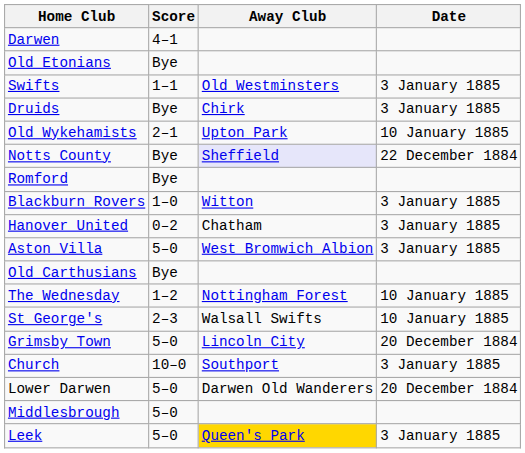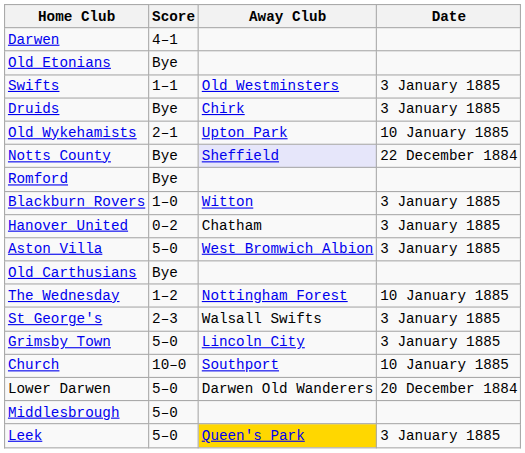(445, 319) 10 January 1885 -> (440, 319) 3 January 1885
(449, 342) 20 December 1884 -> (440, 342) 3 January 1885
(440, 366) 3 January 1885 -> (445, 366) 10 January 1885
